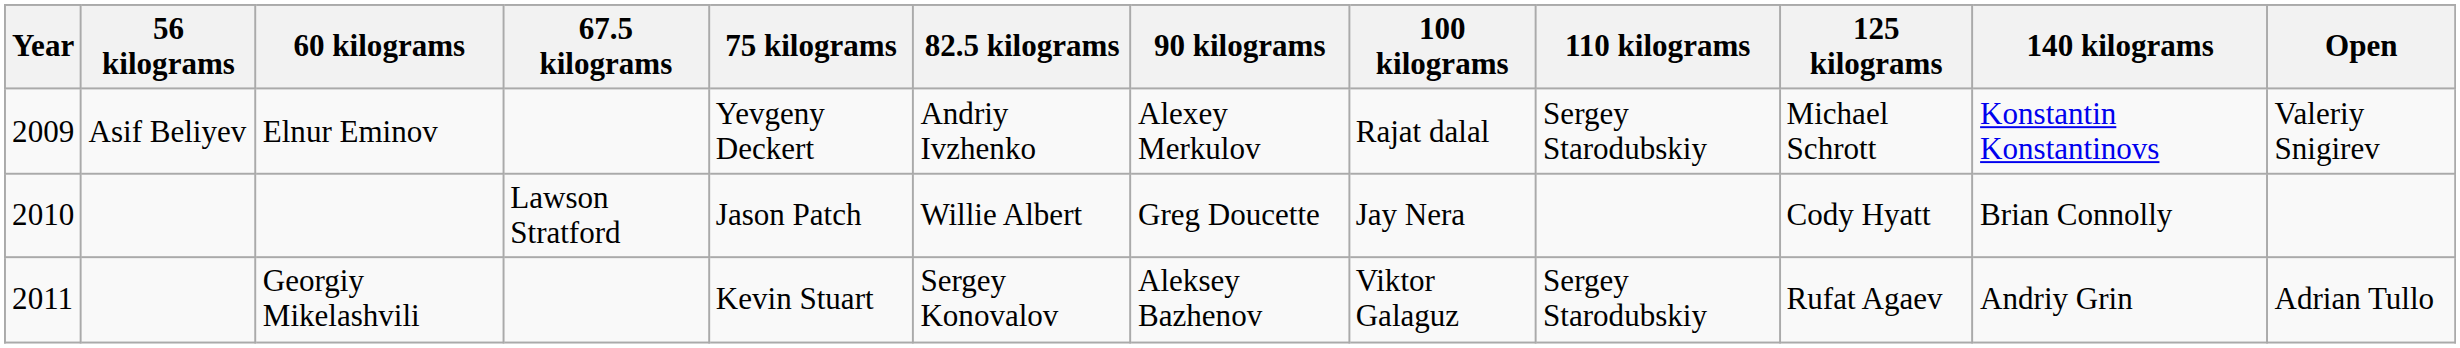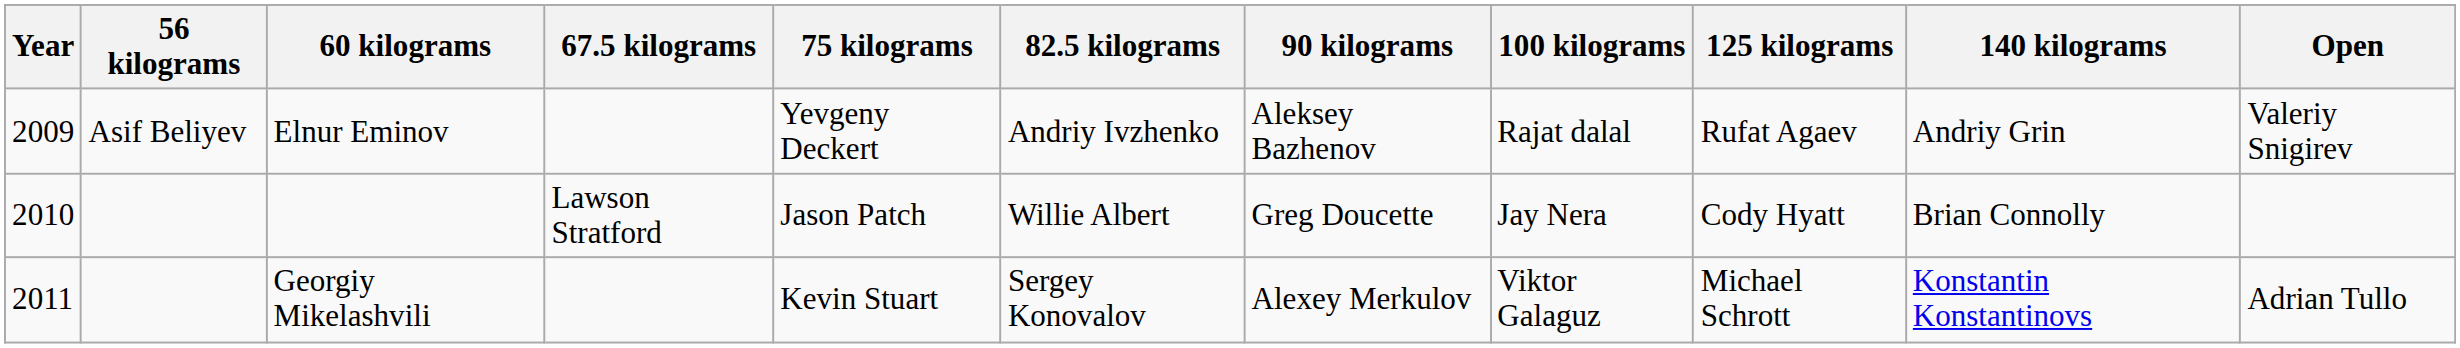- column: (1658, 46)
(1199, 130) Alexey Merkulov -> (1314, 130) Aleksey Bazhenov
(1837, 130) Michael Schrott -> (1779, 130) Rufat Agaev
(2070, 130) Konstantin Konstantinovs -> (1989, 130) Andriy Grin
(1200, 299) Aleksey Bazhenov -> (1361, 299) Alexey Merkulov
(1865, 299) Rufat Agaev -> (1752, 299) Michael Schrott
(2056, 299) Andriy Grin -> (2003, 299) Konstantin Konstantinovs
